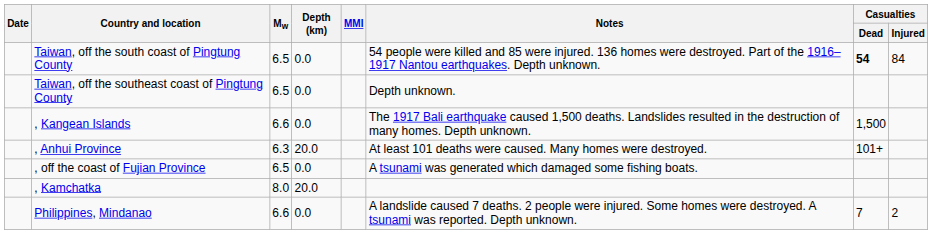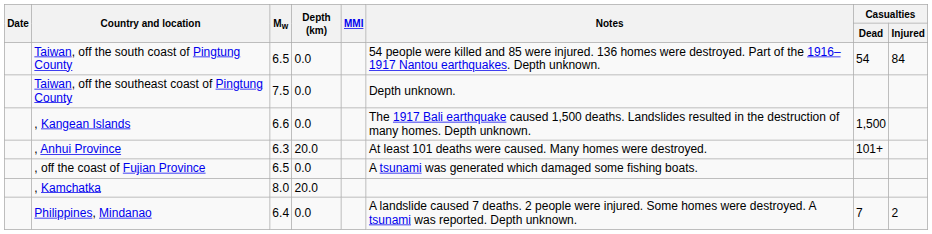(863, 58) bold -> (863, 58) normal
(281, 91) 6.5 -> (281, 91) 7.5
(281, 213) 6.6 -> (281, 213) 6.4
